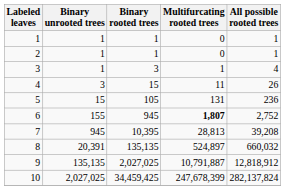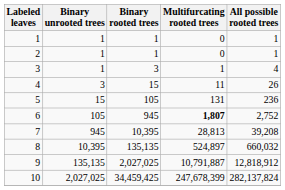(97, 116) 155 -> (97, 116) 105
(91, 147) 20,391 -> (91, 147) 10,395
